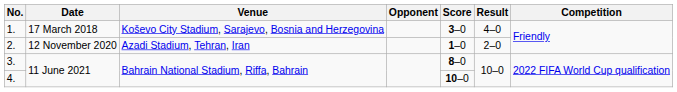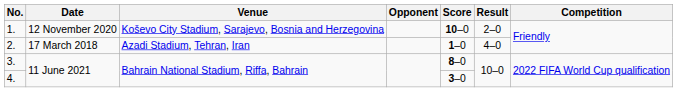(63, 29) 17 March 2018 -> (73, 29) 12 November 2020
(457, 29) 3–0 -> (457, 29) 10–0
(492, 29) 4–0 -> (492, 29) 2–0
(73, 45) 12 November 2020 -> (63, 45) 17 March 2018
(492, 45) 2–0 -> (492, 45) 4–0
(457, 78) 10–0 -> (457, 78) 3–0
